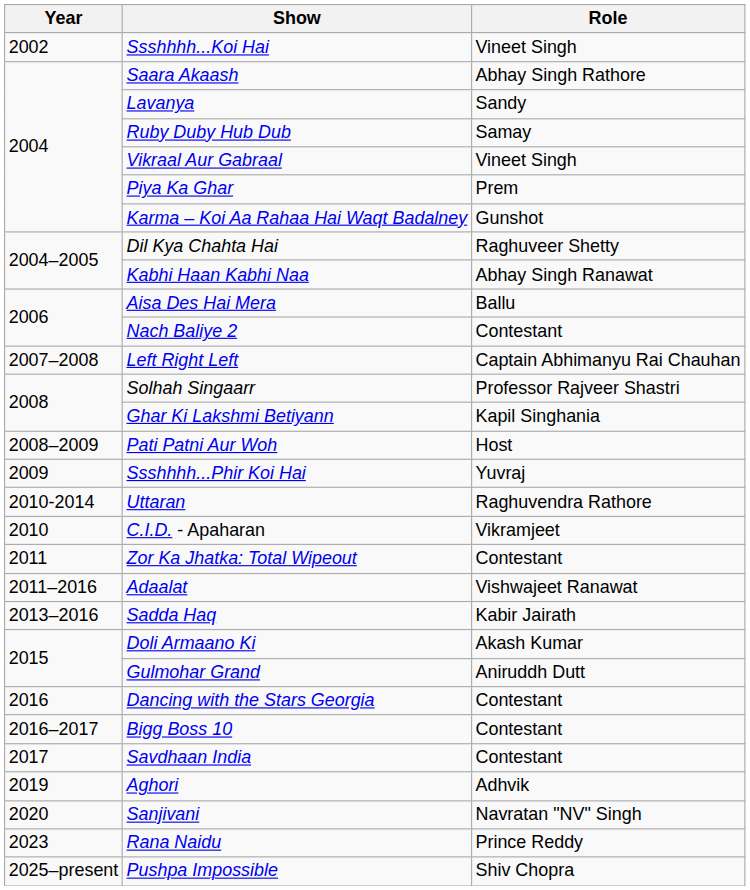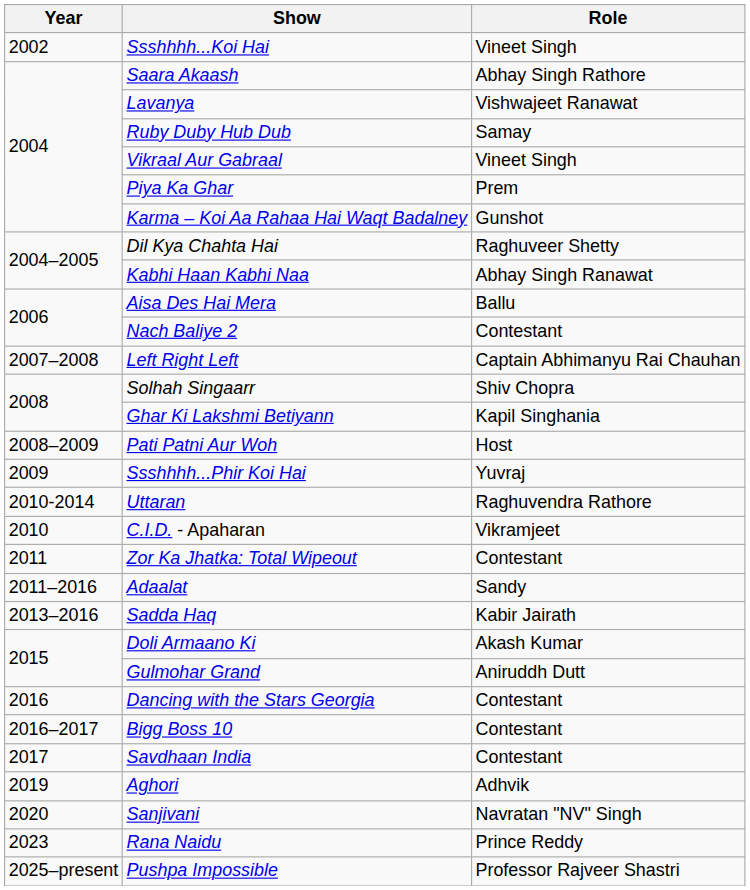(501, 103) Sandy -> (557, 103) Vishwajeet Ranawat
(578, 388) Professor Rajveer Shastri -> (525, 388) Shiv Chopra
(557, 587) Vishwajeet Ranawat -> (501, 587) Sandy
(525, 871) Shiv Chopra -> (578, 871) Professor Rajveer Shastri
